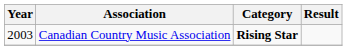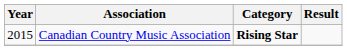(20, 34) 2003 -> (20, 34) 2015
